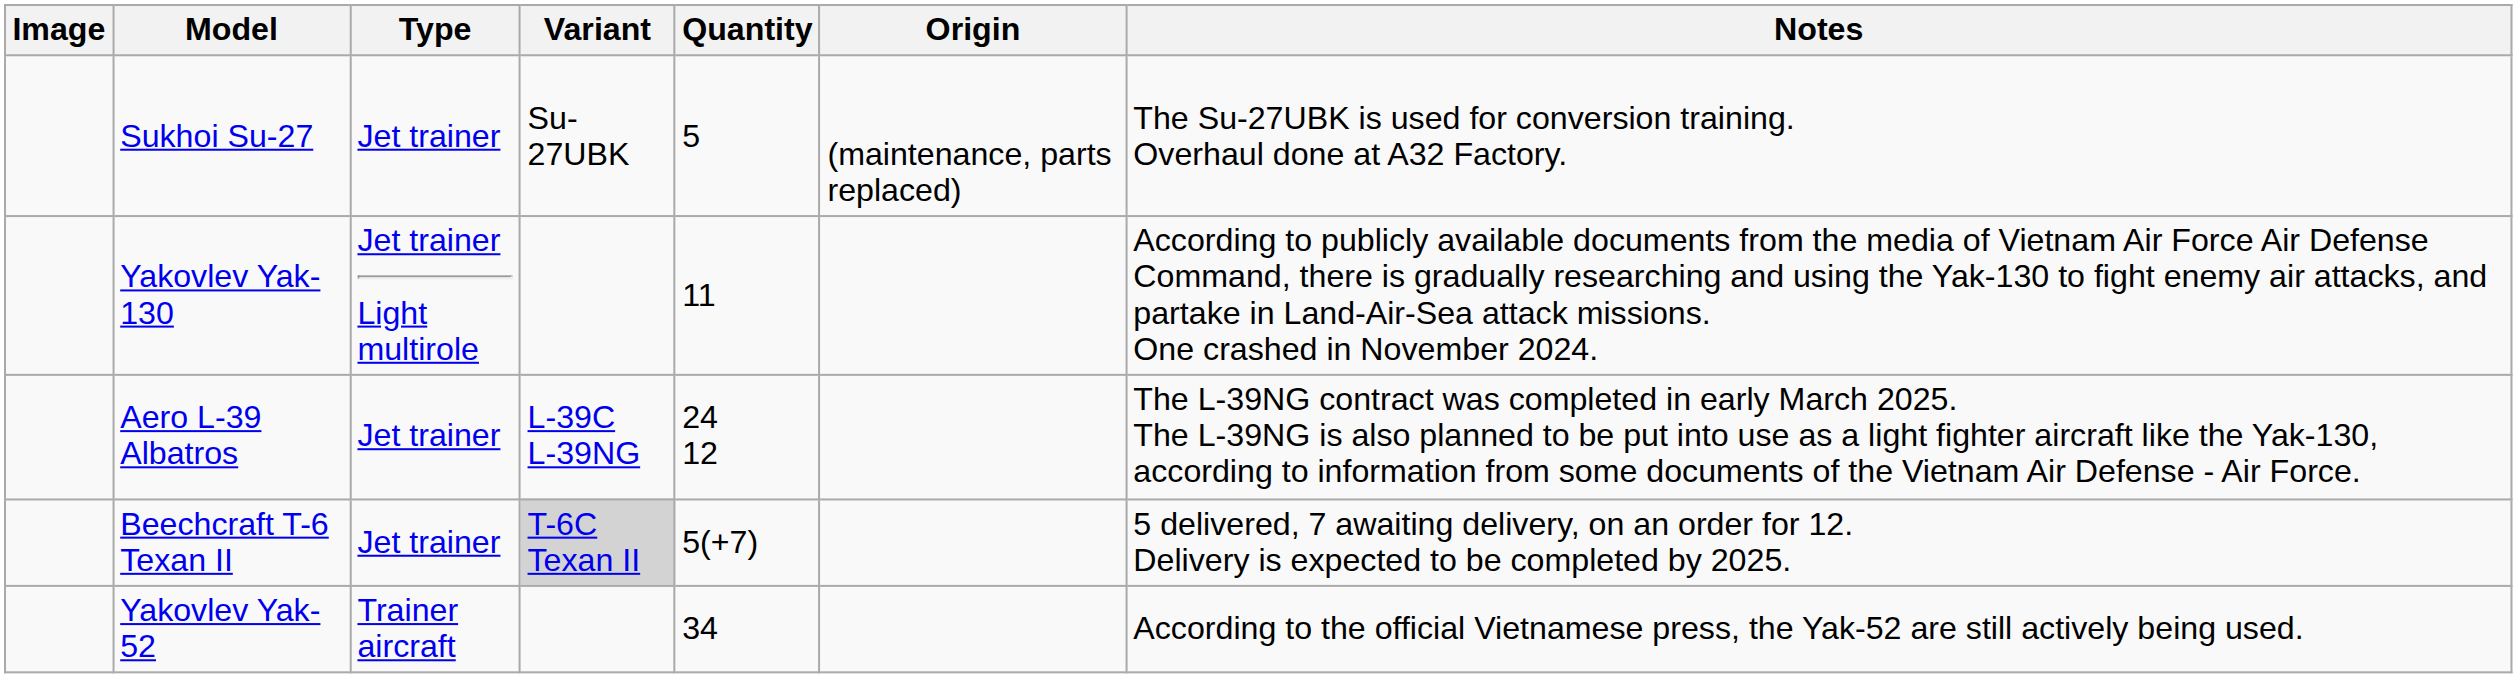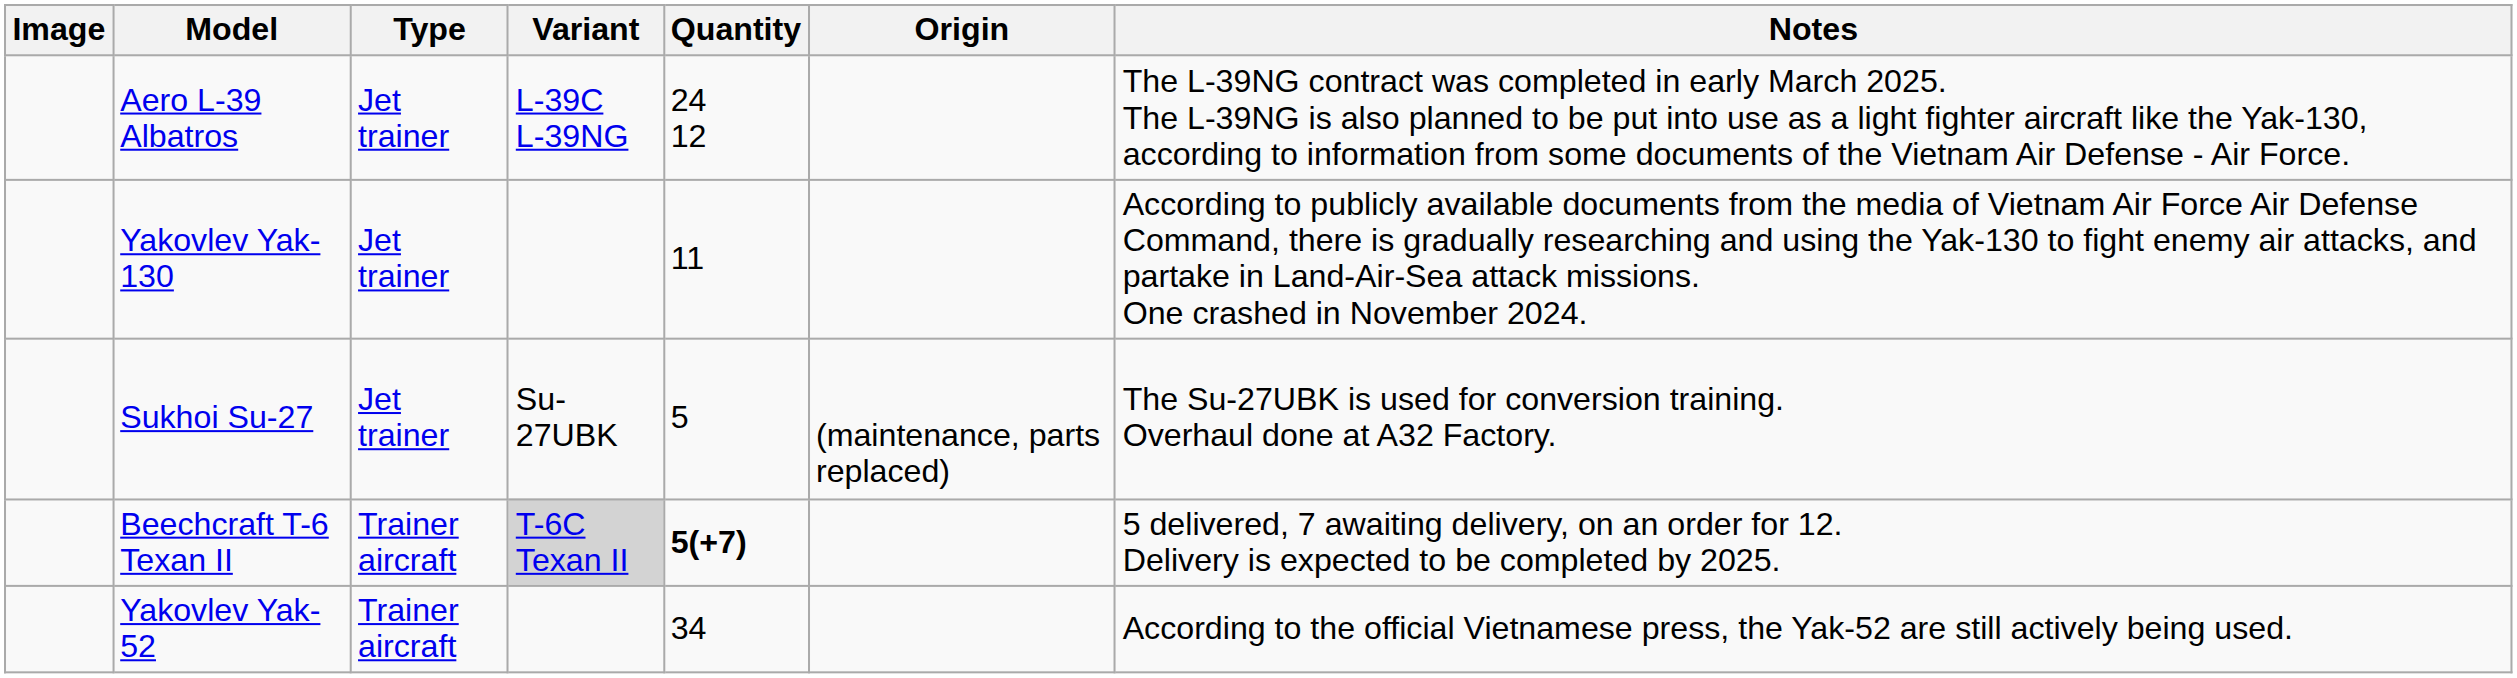rows swapped: (217, 135) <-> (191, 436)
(435, 294) Jet trainer Light multirole -> (404, 258) Jet trainer
(429, 541) Jet trainer -> (408, 541) Trainer aircraft
(720, 541) normal -> (709, 541) bold
